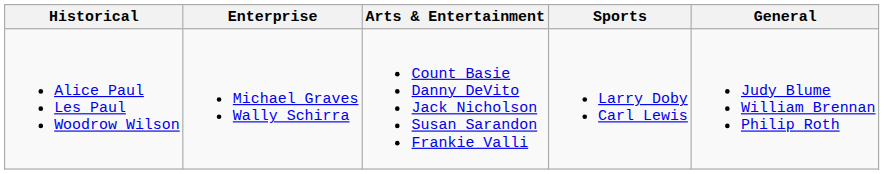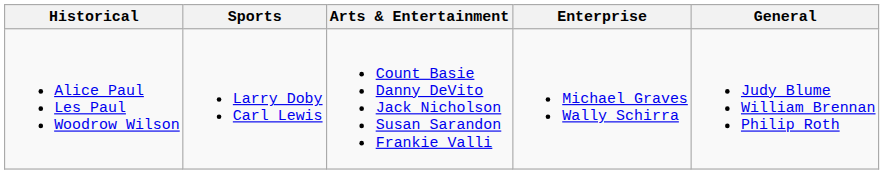columns swapped: (273, 17) <-> (620, 17)
